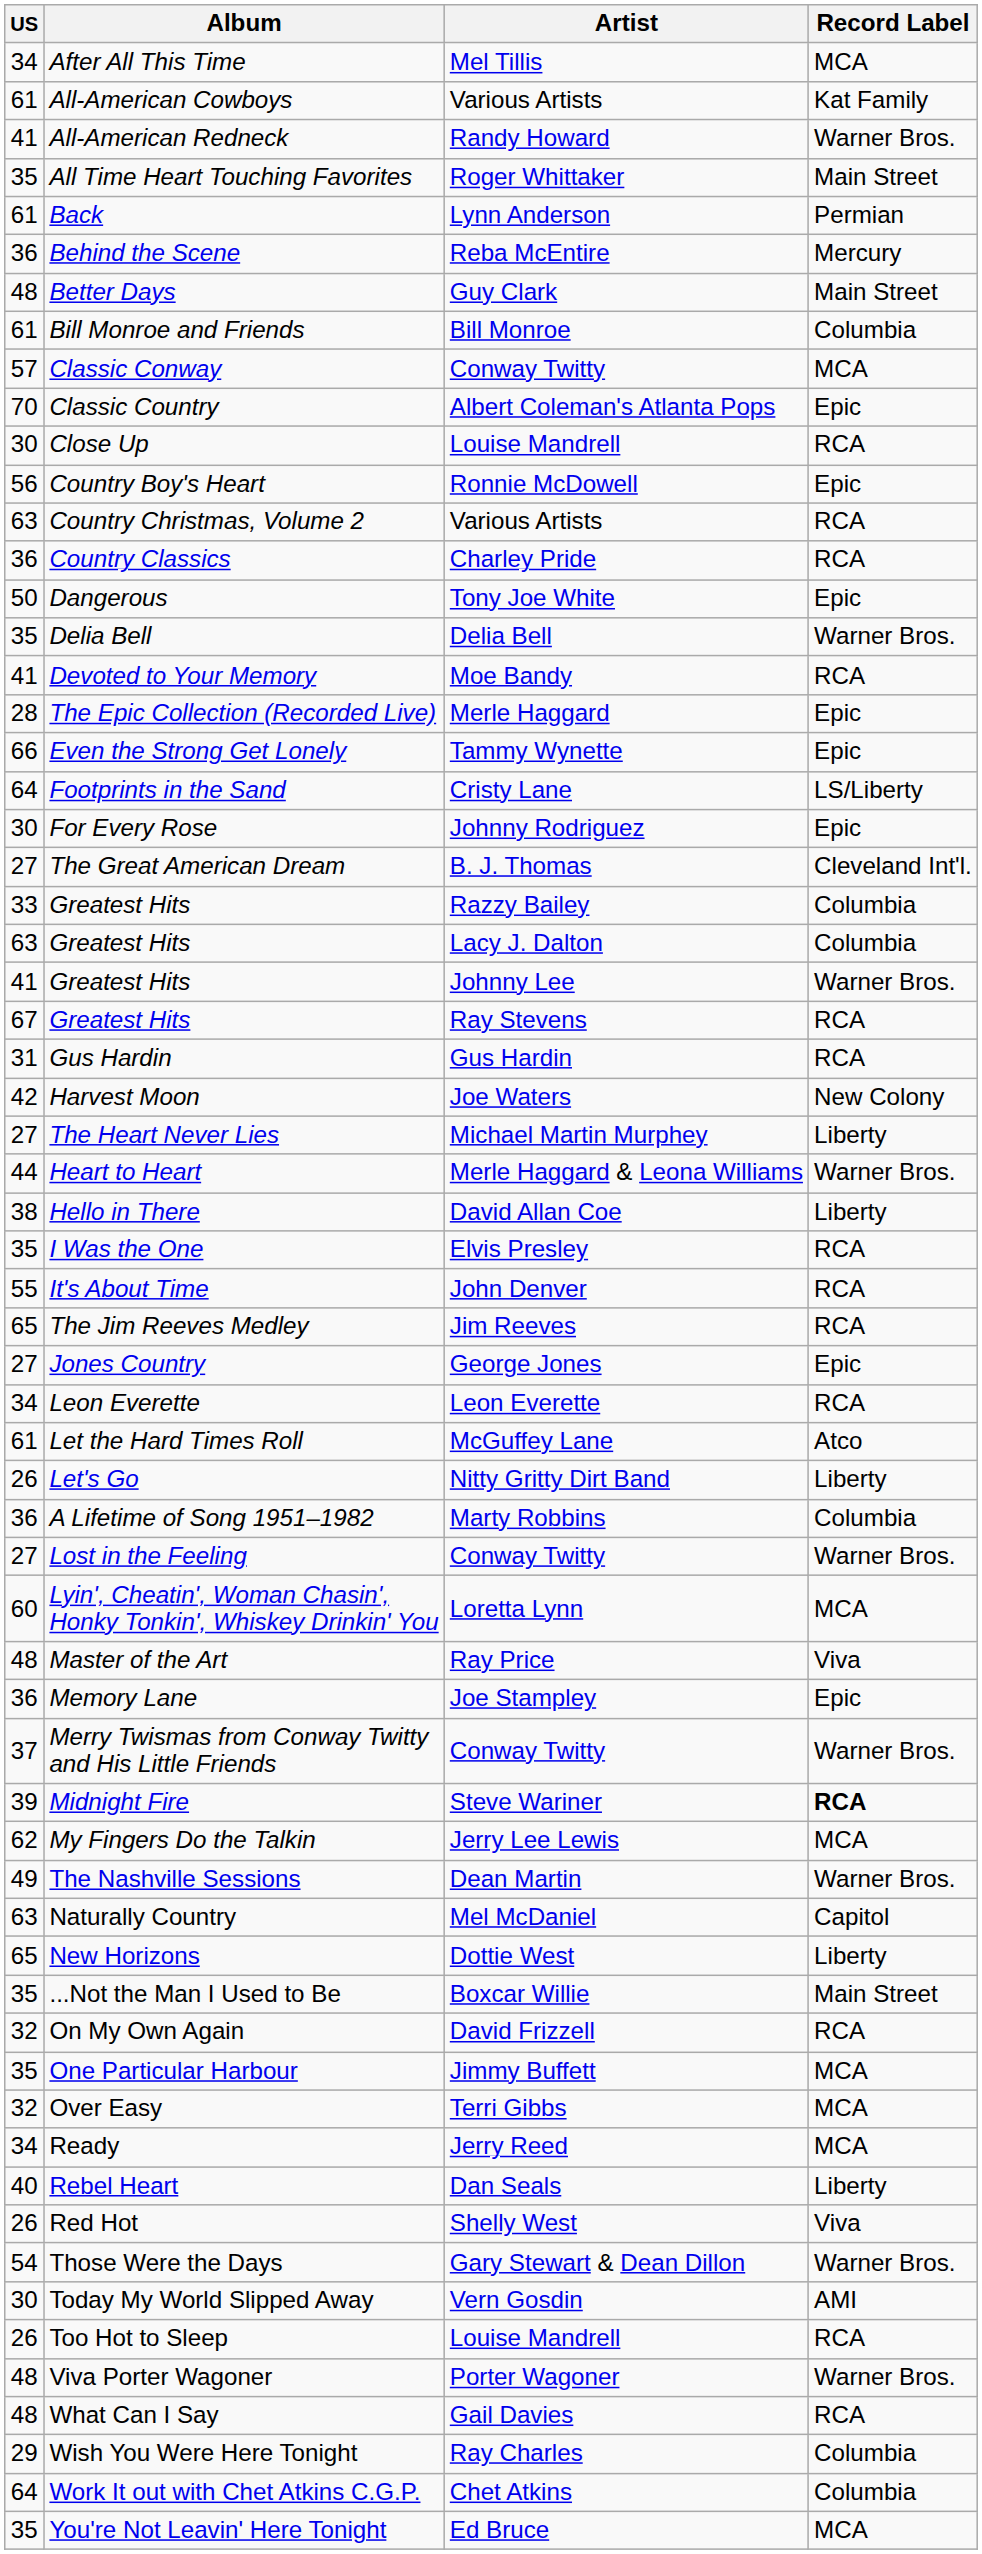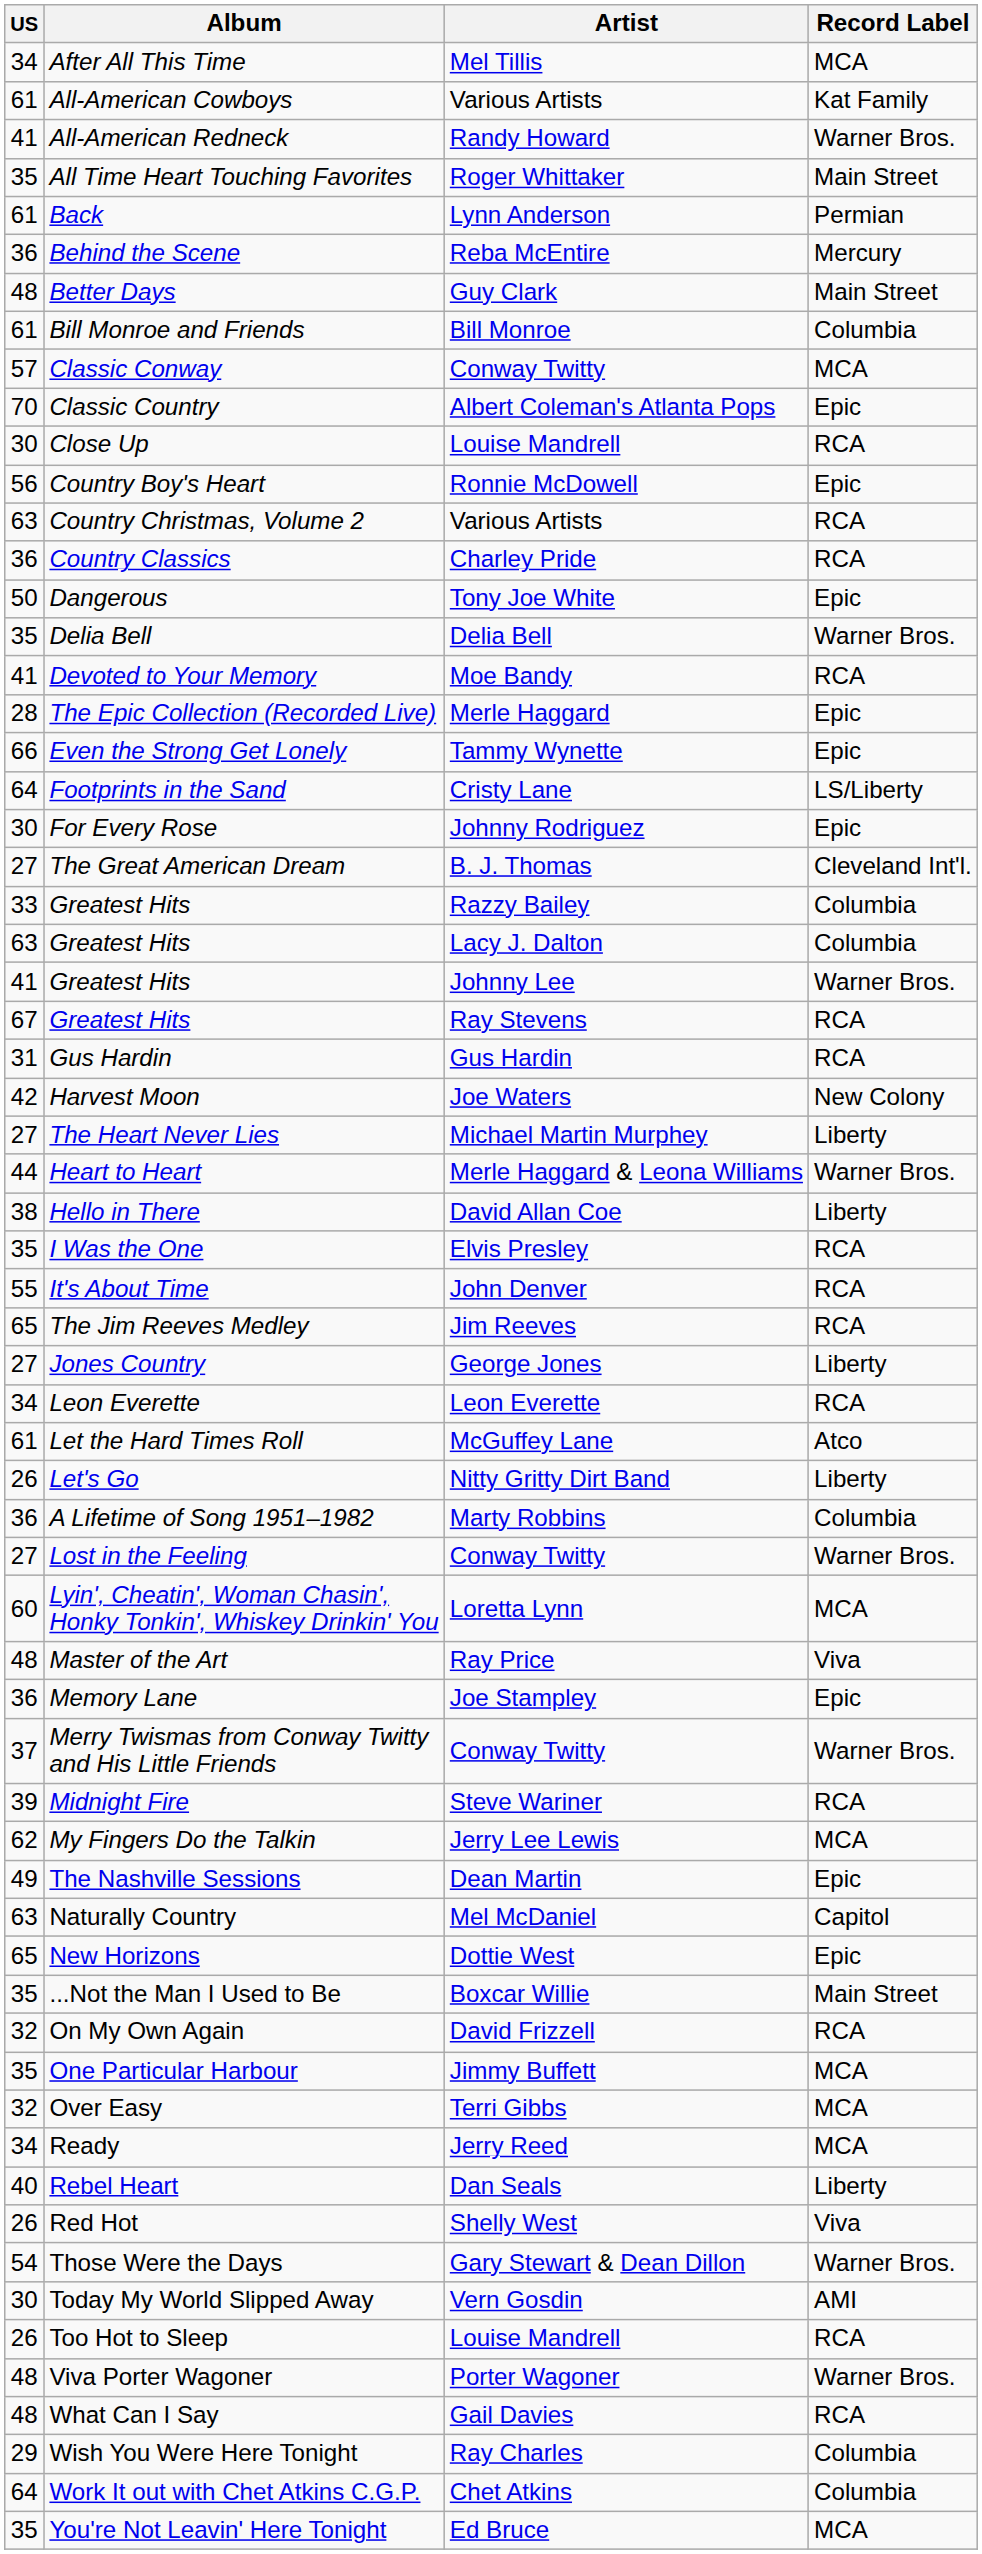(838, 1364) Epic -> (850, 1364) Liberty
(840, 1802) bold -> (840, 1802) normal
(885, 1878) Warner Bros. -> (838, 1878) Epic
(850, 1955) Liberty -> (838, 1955) Epic
